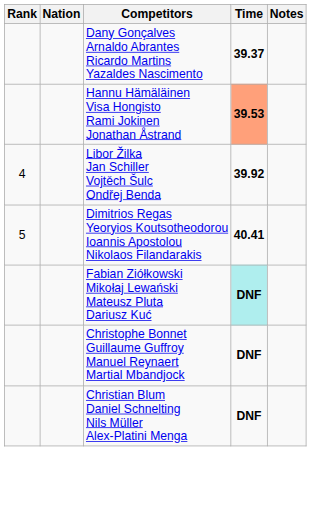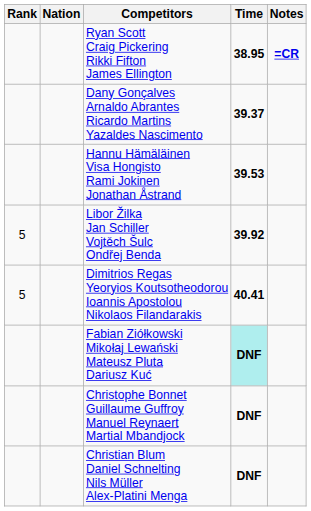+ row: (129, 53)
(249, 114) lightsalmon background -> (249, 174) no background
(22, 174) 4 -> (22, 234) 5
